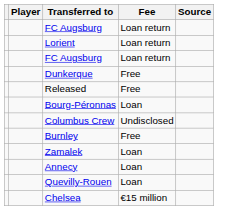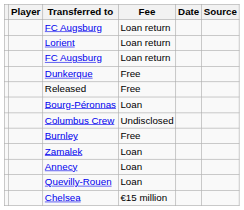+ column: (189, 12)
